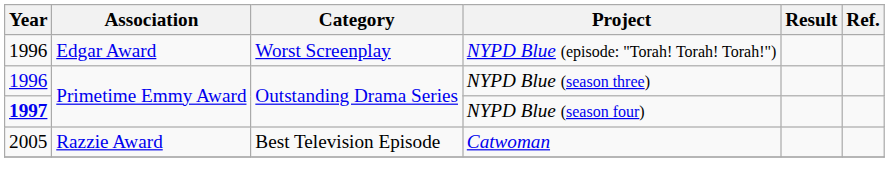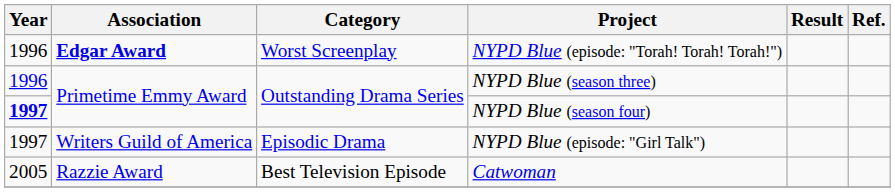(106, 50) normal -> (111, 50) bold
+ row: (589, 141)
